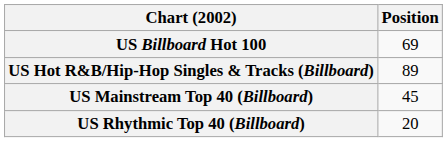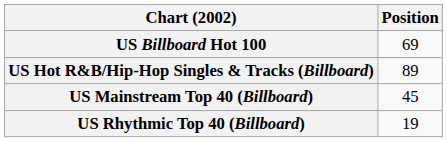(410, 123) 20 -> (410, 123) 19
